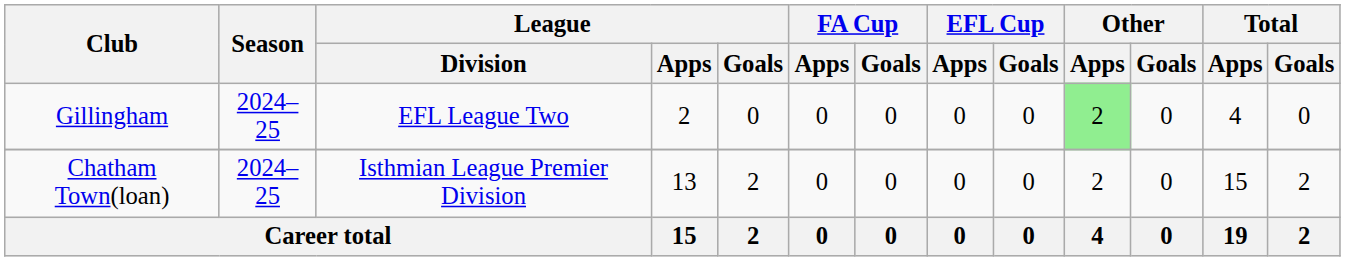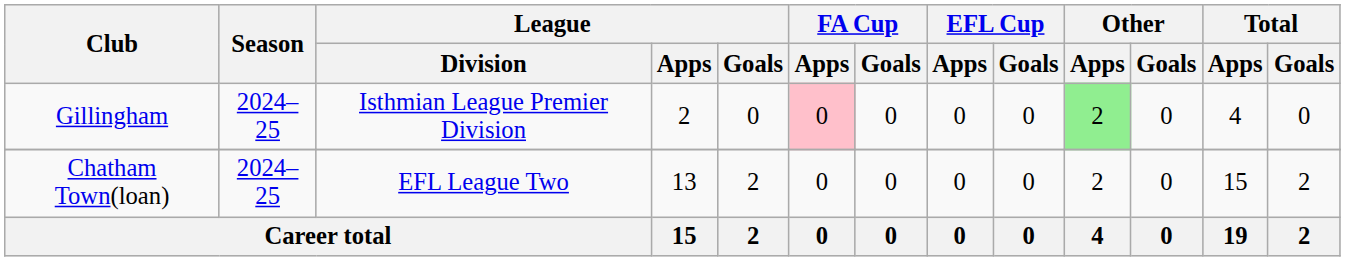(484, 116) EFL League Two -> (484, 116) Isthmian League Premier Division
(822, 116) no background -> (822, 116) pink background
(484, 182) Isthmian League Premier Division -> (484, 182) EFL League Two
